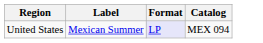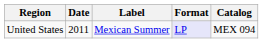+ column: (79, 12)
